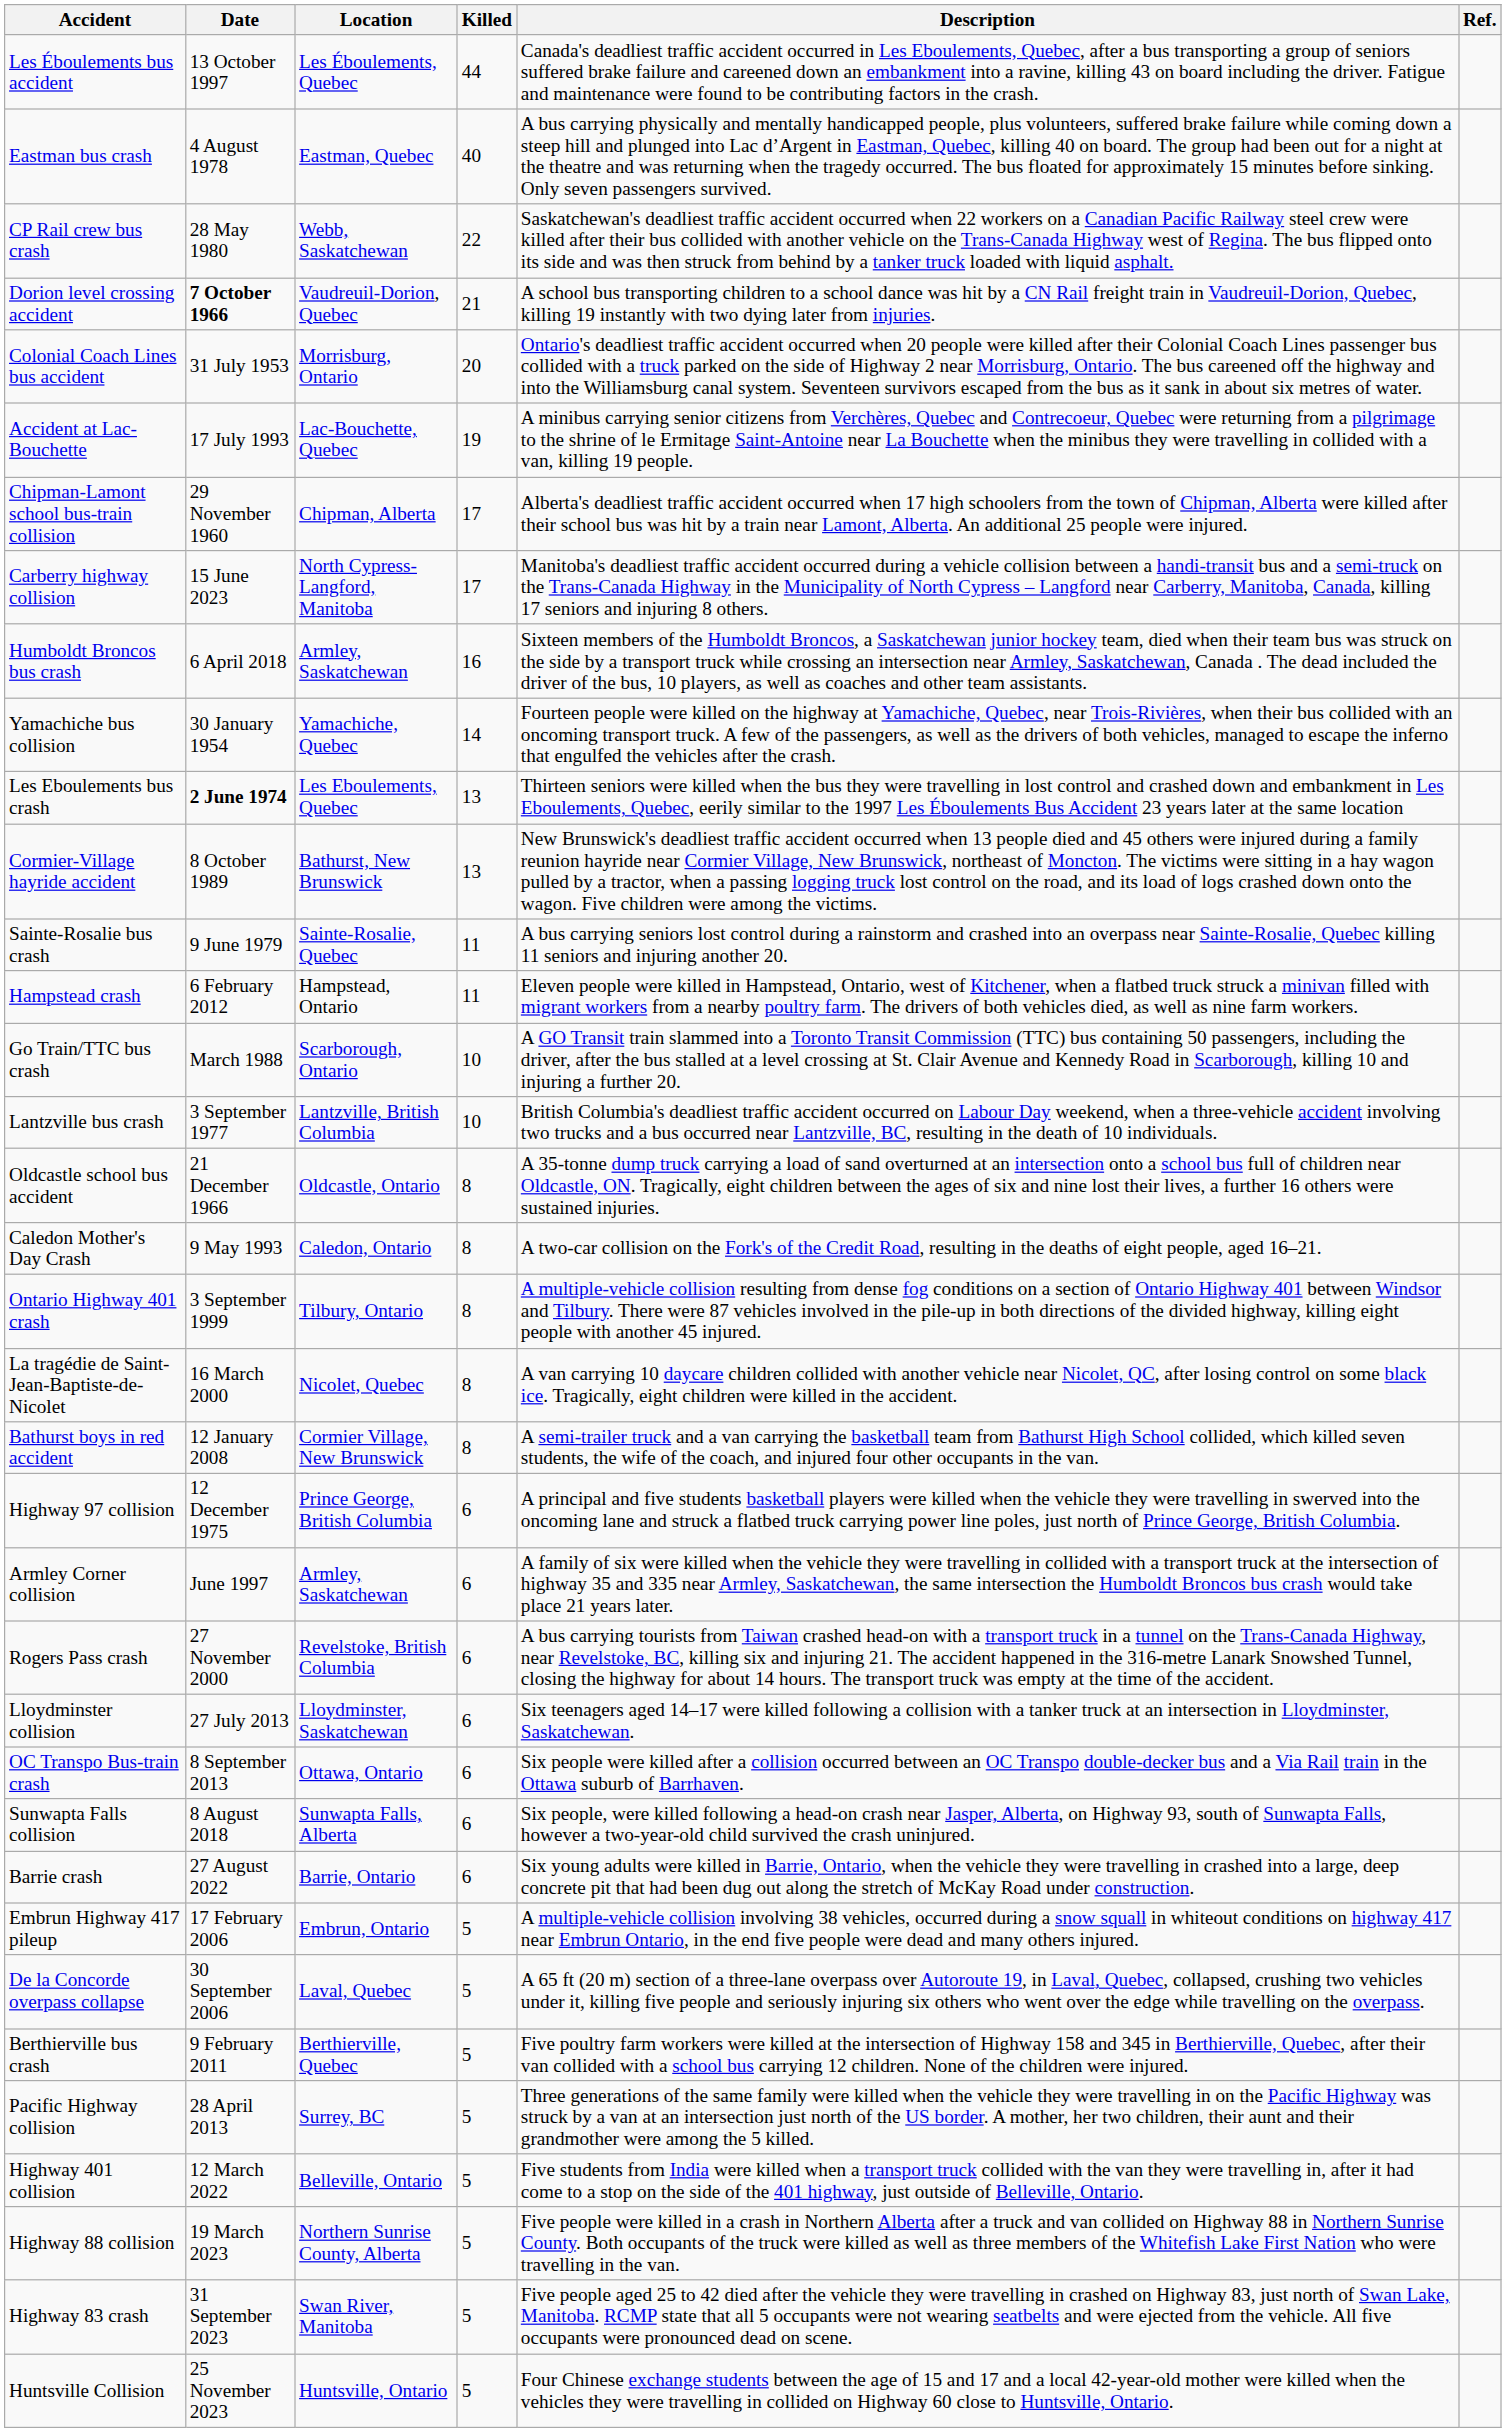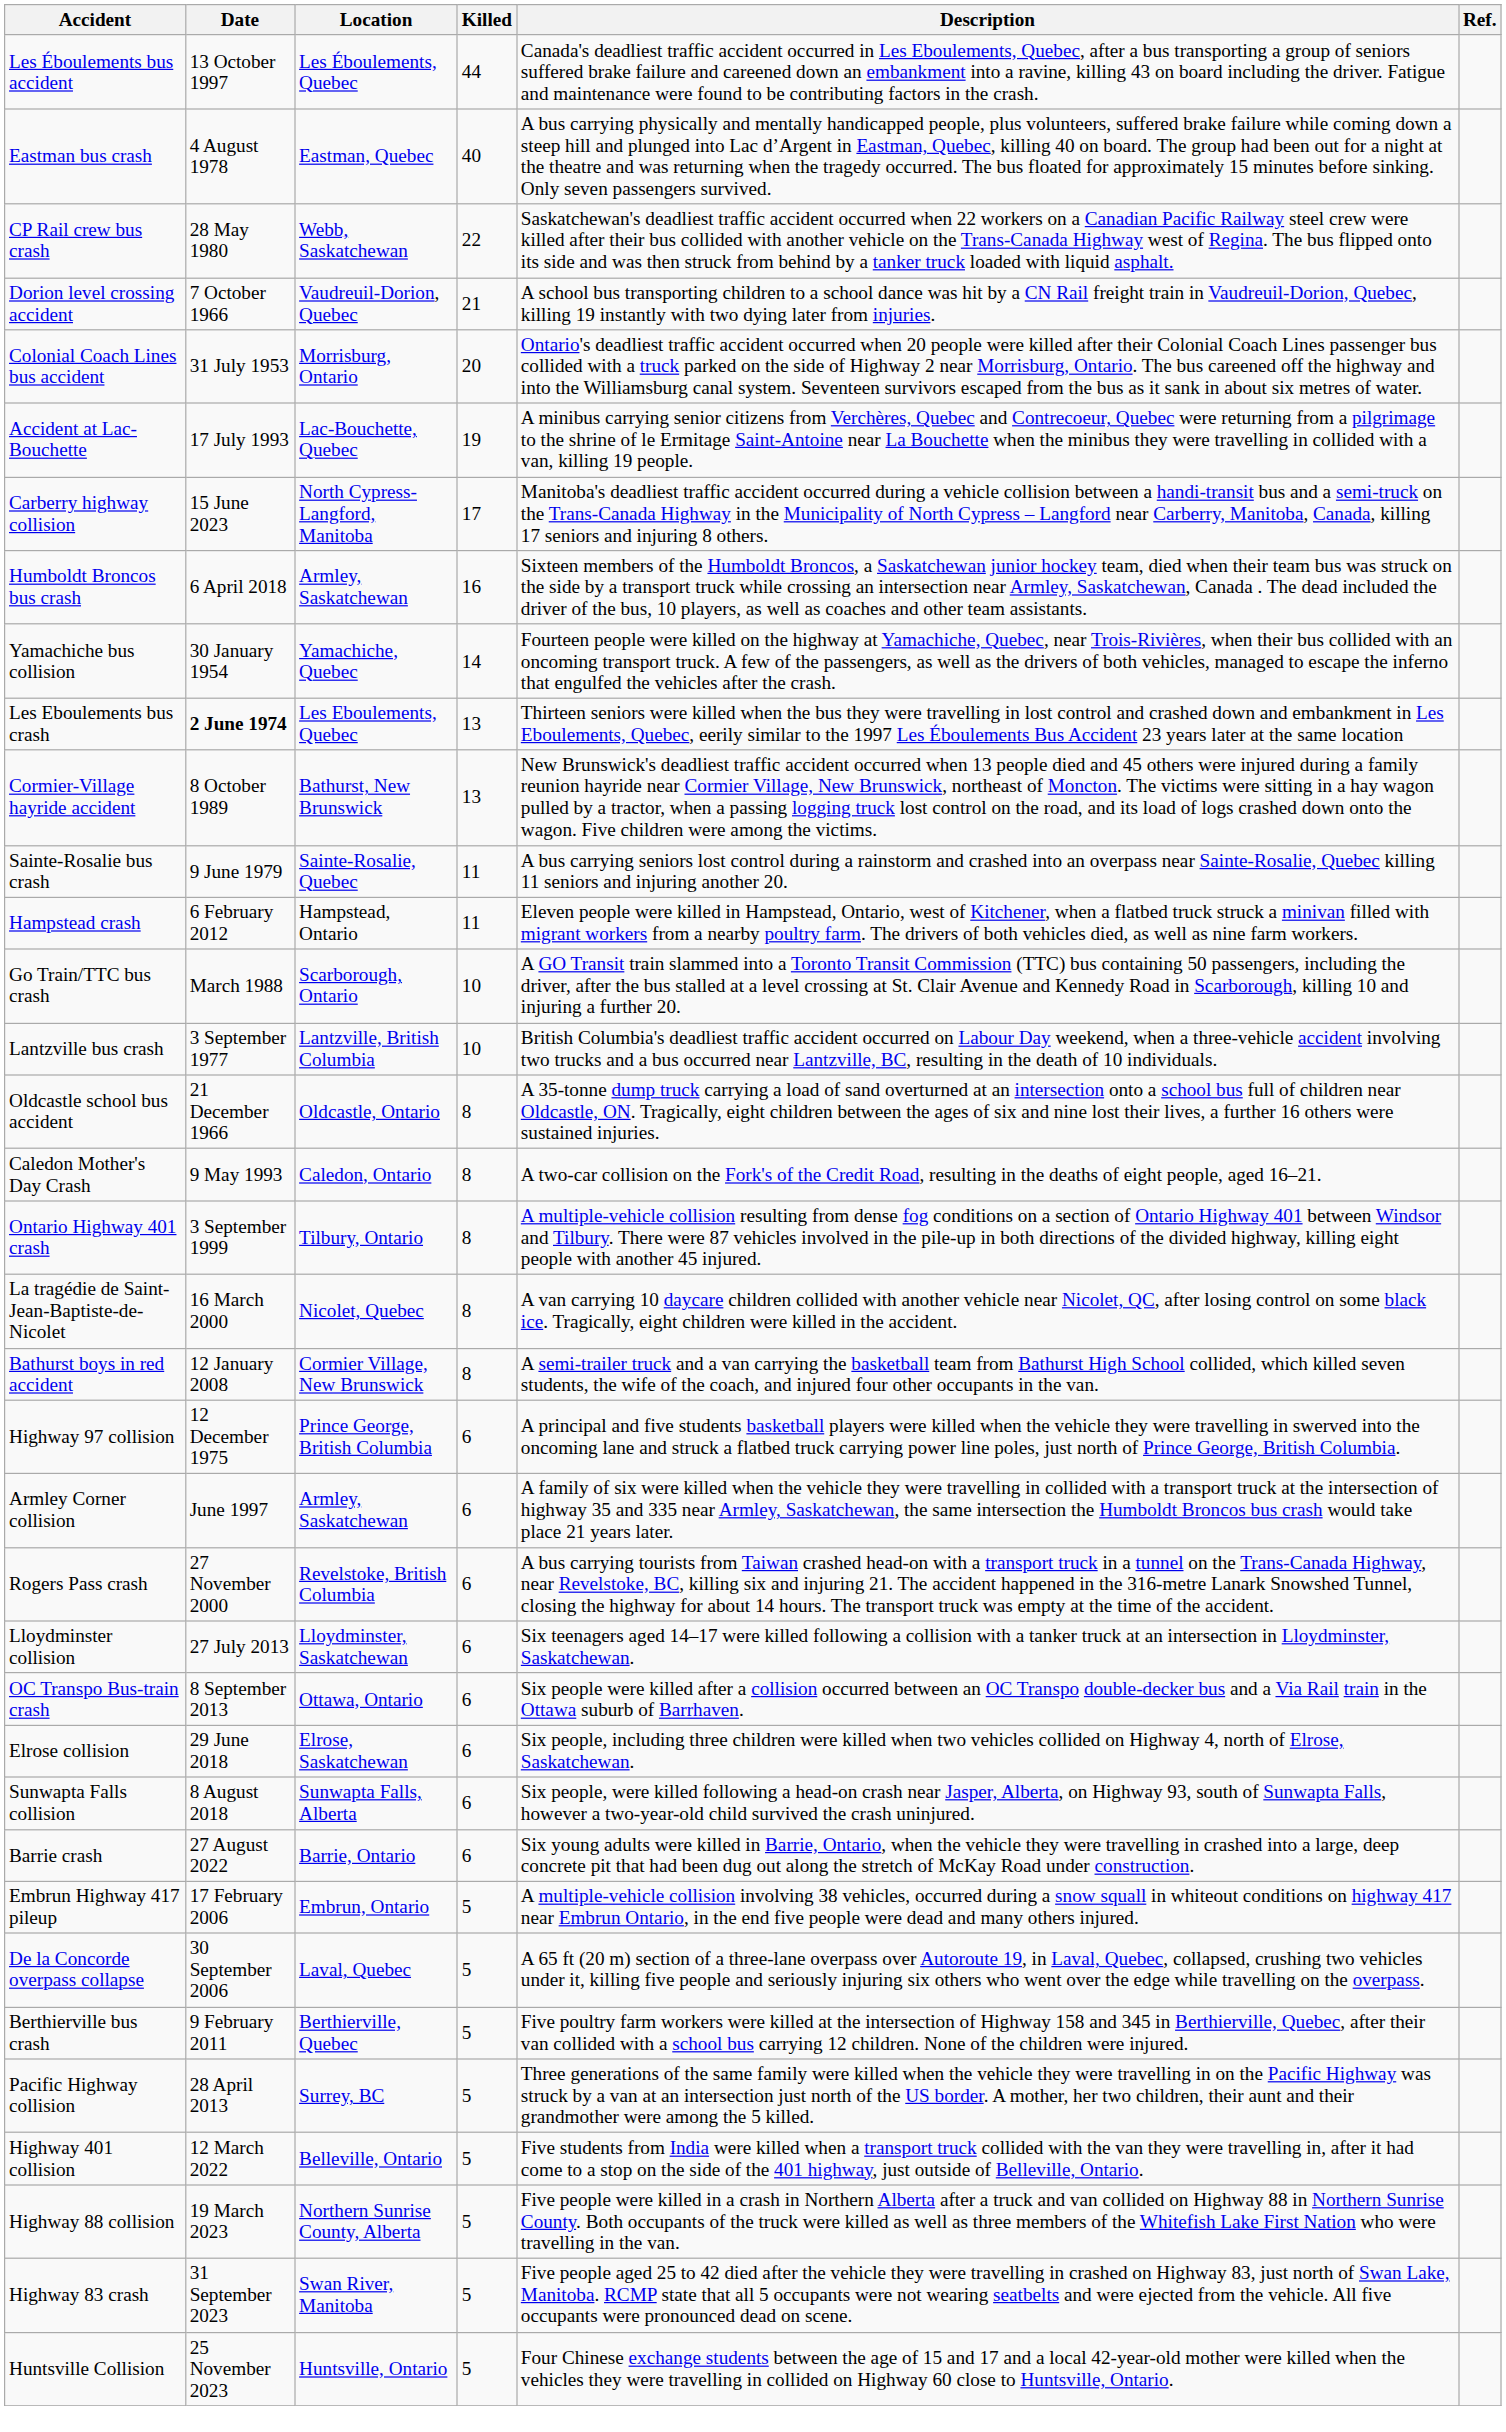(230, 303) bold -> (228, 303) normal
- row: (77, 513)
+ row: (69, 1751)
